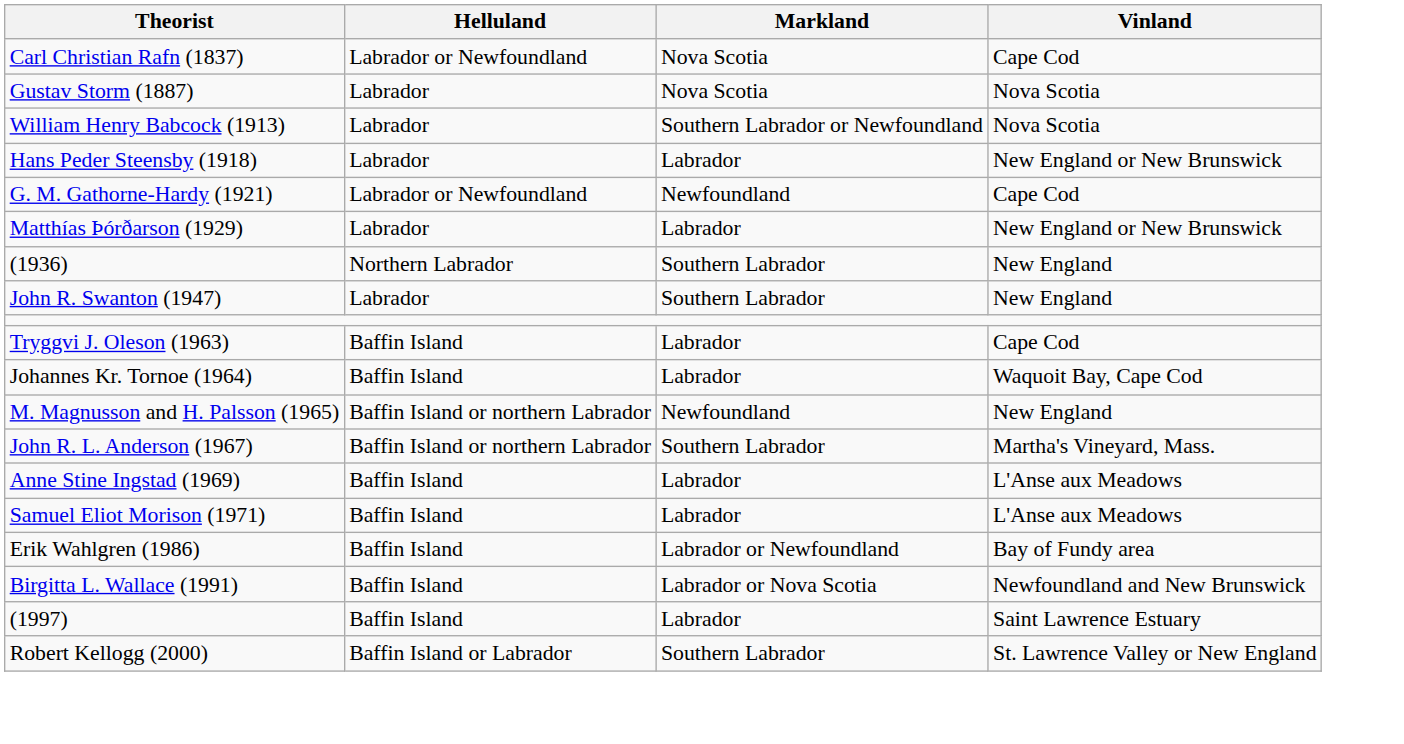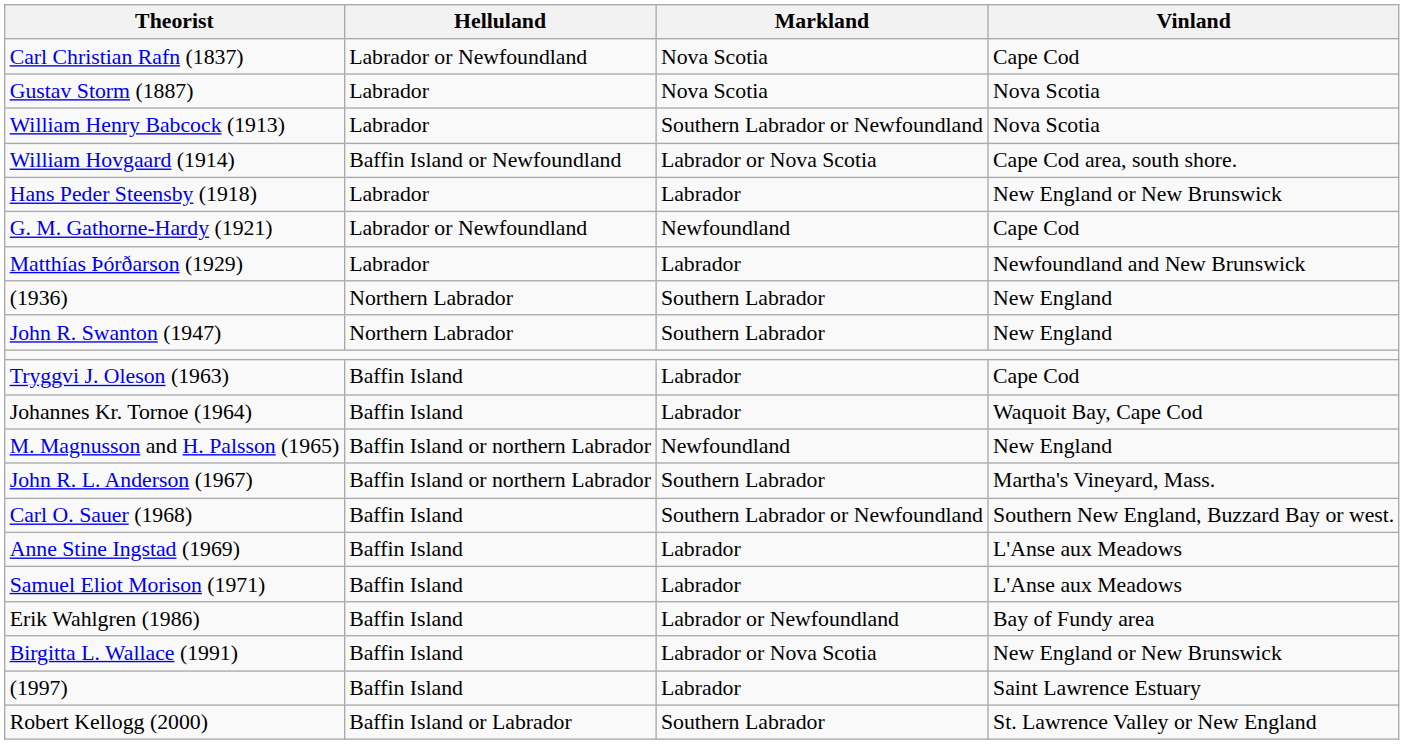+ row: (122, 159)
(1137, 228) New England or New Brunswick -> (1149, 263) Newfoundland and New Brunswick
(389, 297) Labrador -> (431, 332) Northern Labrador
+ row: (101, 514)
(1149, 583) Newfoundland and New Brunswick -> (1137, 652) New England or New Brunswick
